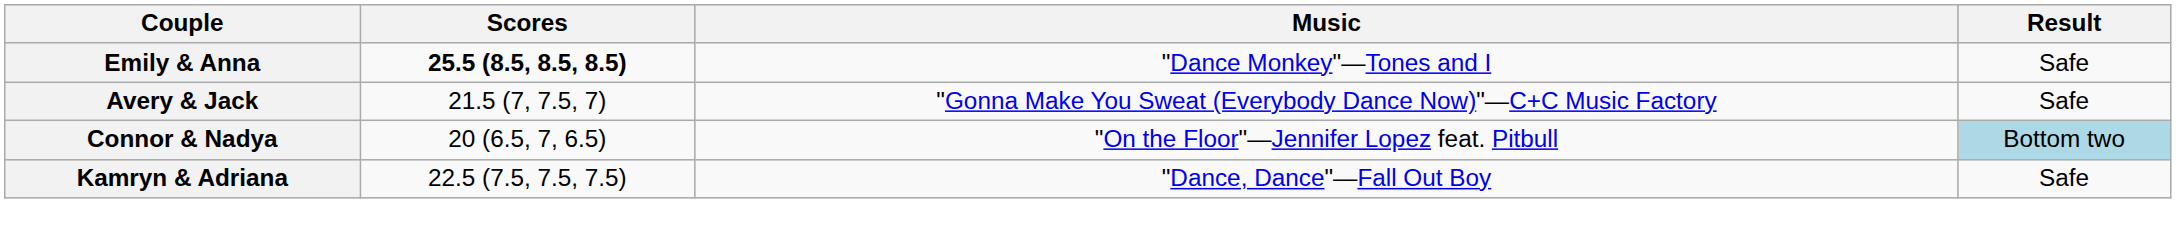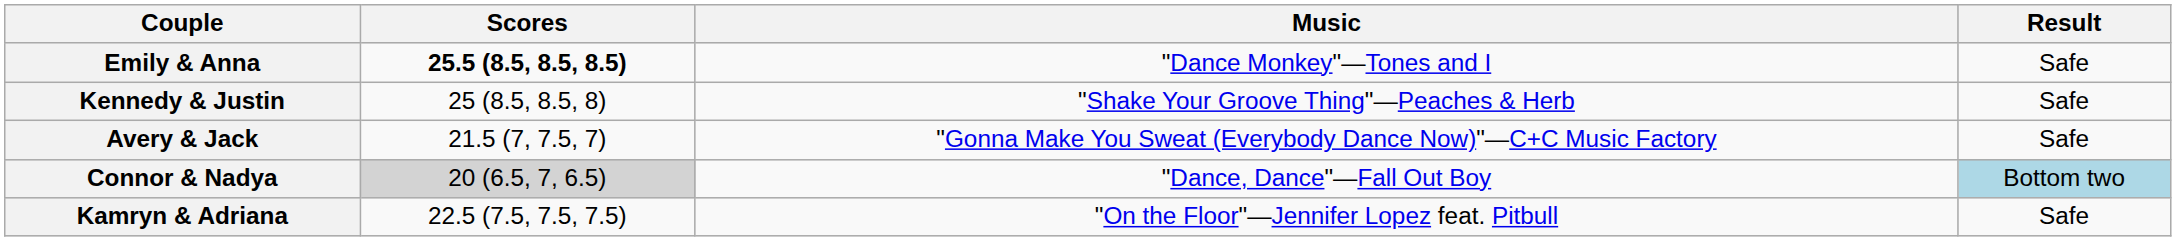+ row: (182, 100)
(527, 139) no background -> (527, 178) lightgrey background
(1326, 139) "On the Floor"—Jennifer Lopez feat. Pitbull -> (1326, 178) "Dance, Dance"—Fall Out Boy
(1326, 178) "Dance, Dance"—Fall Out Boy -> (1326, 216) "On the Floor"—Jennifer Lopez feat. Pitbull
